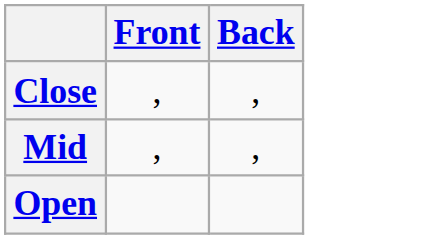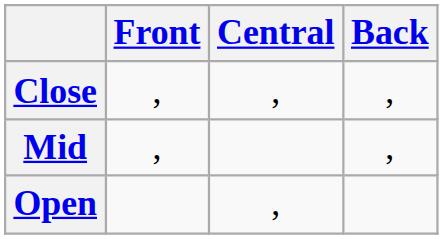+ column: (276, 32)
